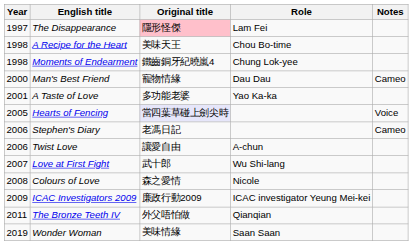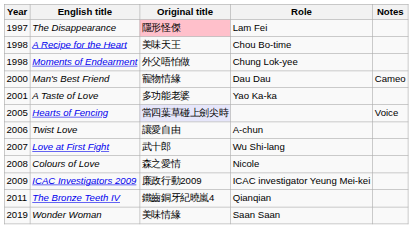(178, 61) 鐵齒銅牙紀曉嵐4 -> (166, 61) 外父唔怕做
- row: (66, 130)
(166, 215) 外父唔怕做 -> (178, 198) 鐵齒銅牙紀曉嵐4
